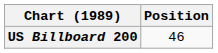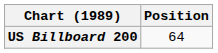(176, 38) 46 -> (176, 38) 64
